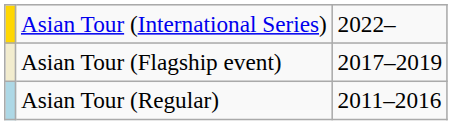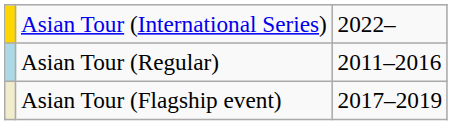rows swapped: (151, 62) <-> (120, 100)
